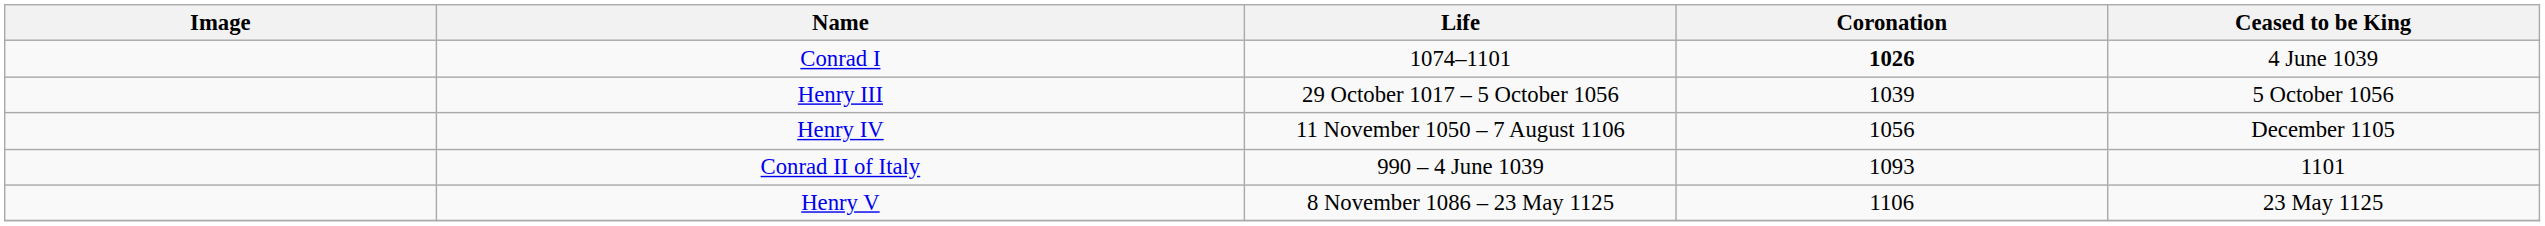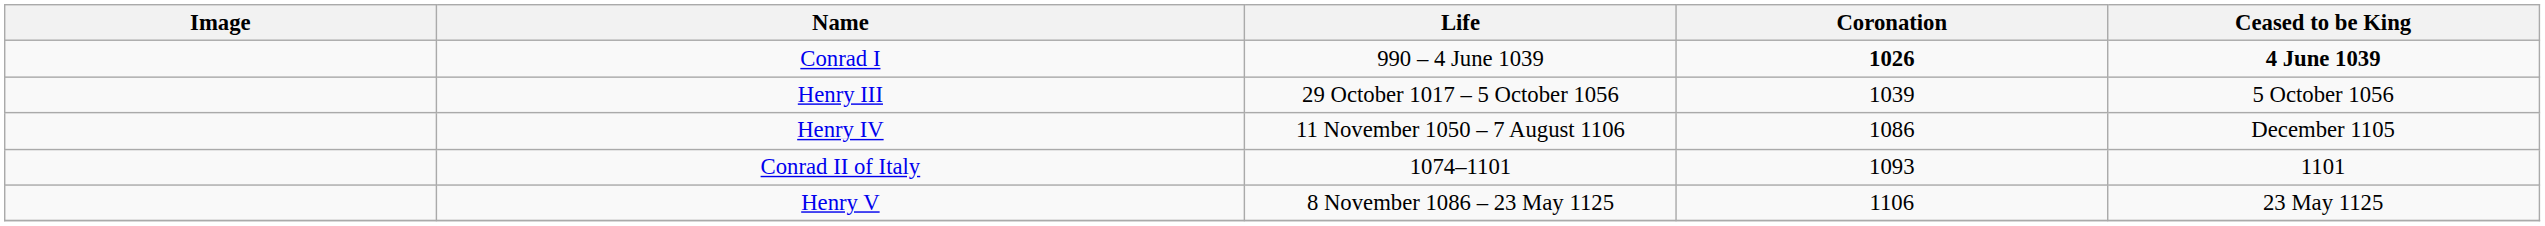(1460, 58) 1074–1101 -> (1460, 58) 990 – 4 June 1039
(2323, 58) normal -> (2323, 58) bold
(1892, 130) 1056 -> (1892, 130) 1086
(1460, 166) 990 – 4 June 1039 -> (1460, 166) 1074–1101
